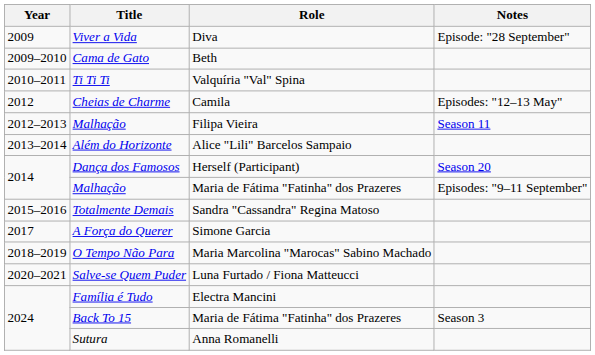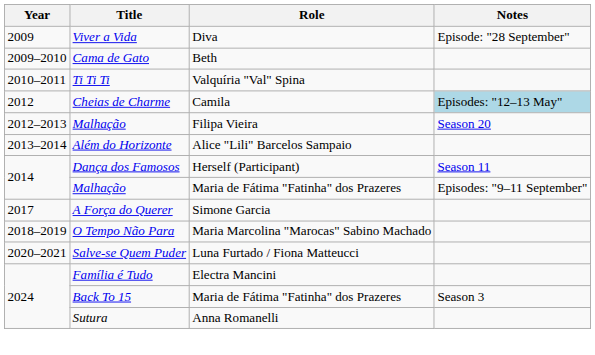(500, 102) no background -> (500, 102) lightblue background
(464, 123) Season 11 -> (464, 123) Season 20
(464, 166) Season 20 -> (464, 166) Season 11
- row: (37, 210)
